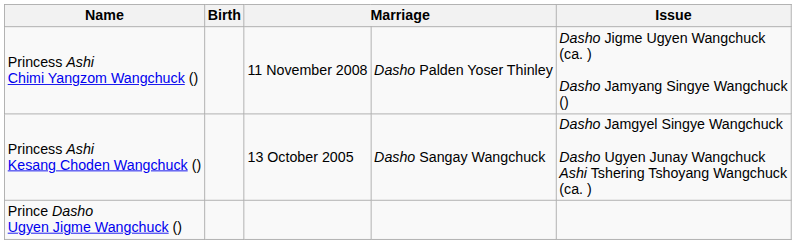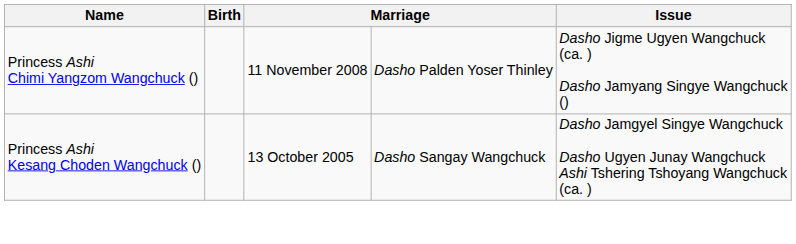- row: (95, 219)
